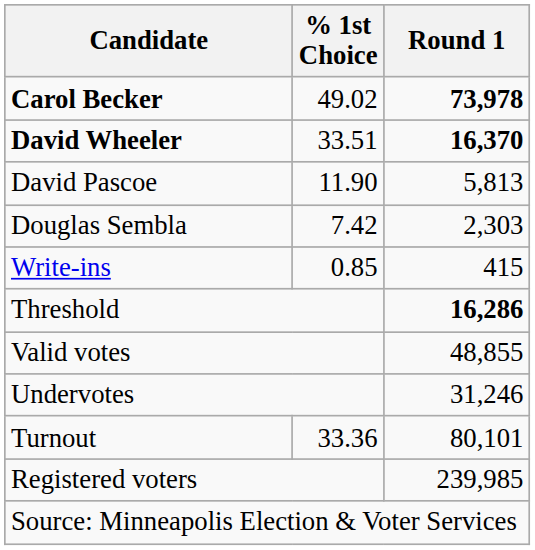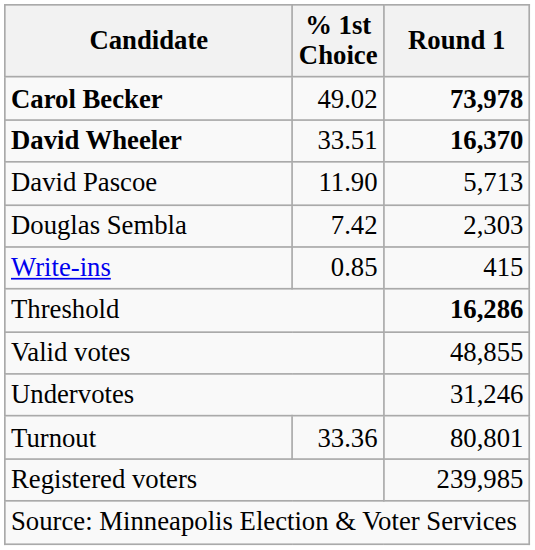(493, 182) 5,813 -> (493, 182) 5,713
(487, 437) 80,101 -> (487, 437) 80,801
